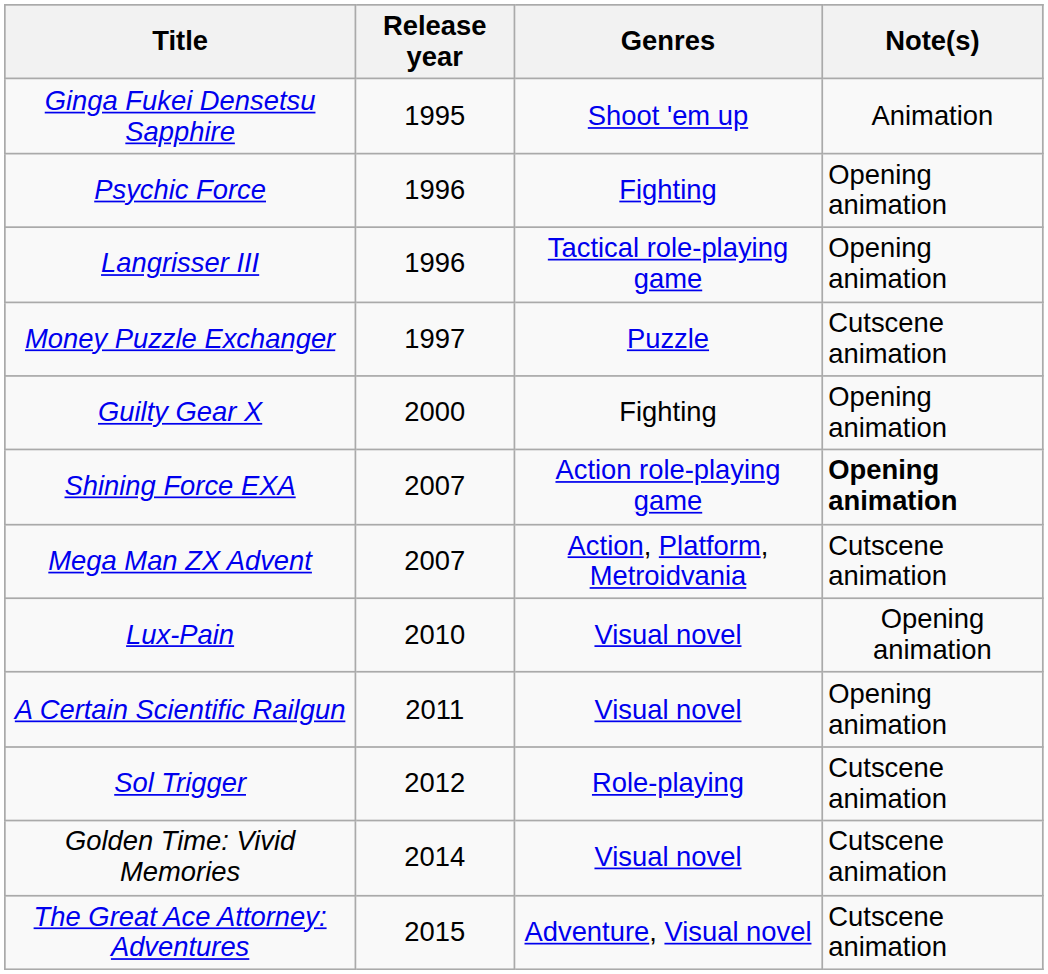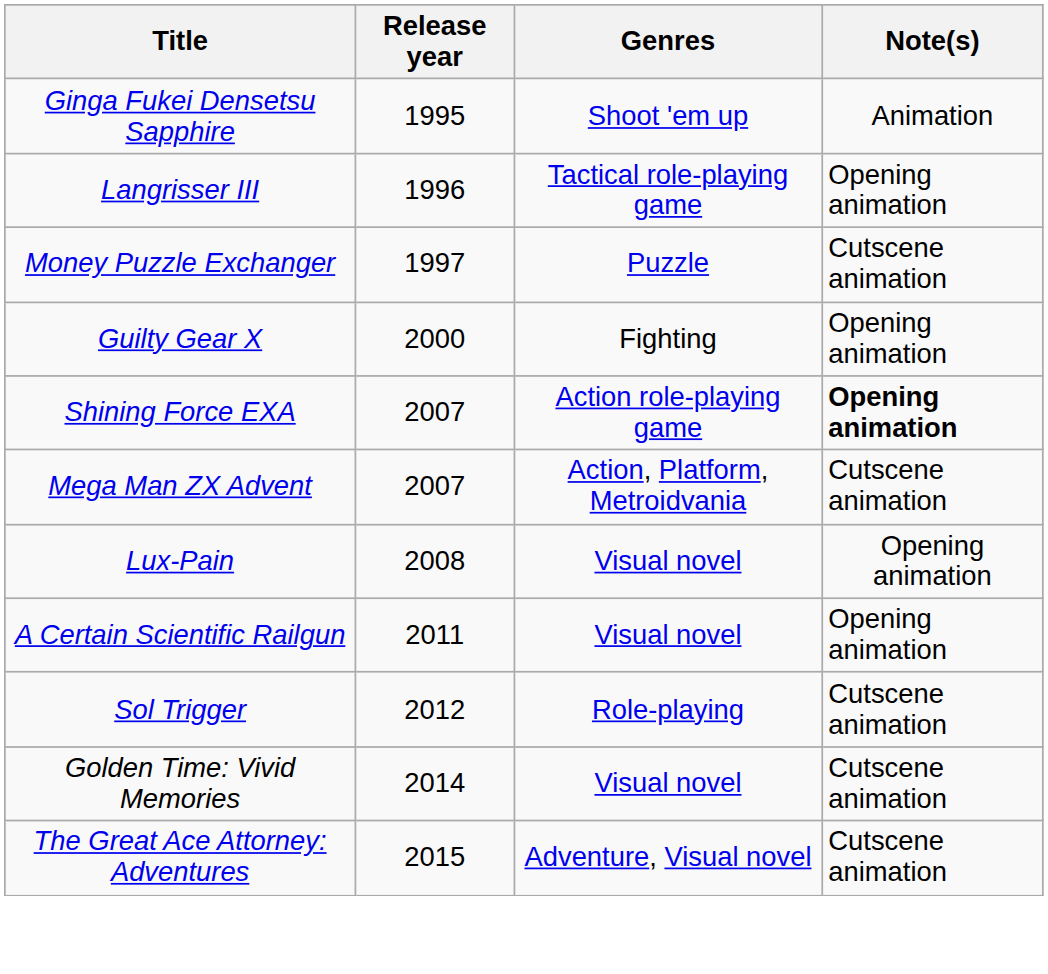- row: (180, 189)
(435, 634) 2010 -> (435, 560) 2008
